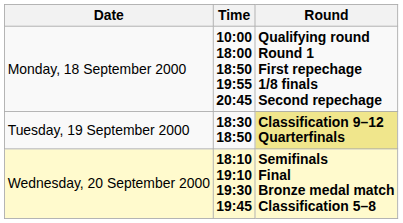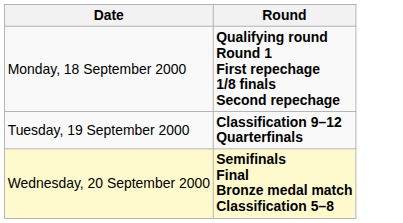- column: (234, 15)
(321, 130) khaki background -> (279, 130) no background
